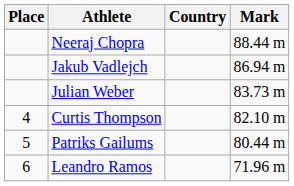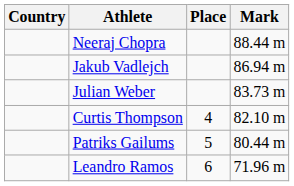columns swapped: (26, 17) <-> (198, 17)
